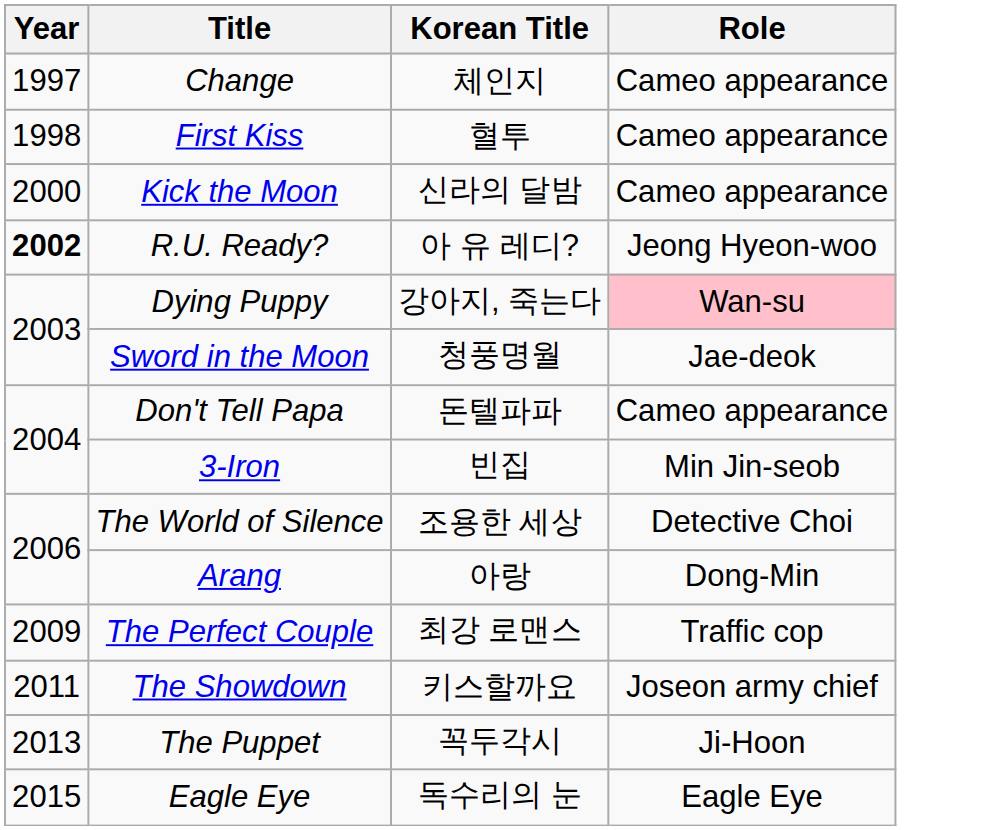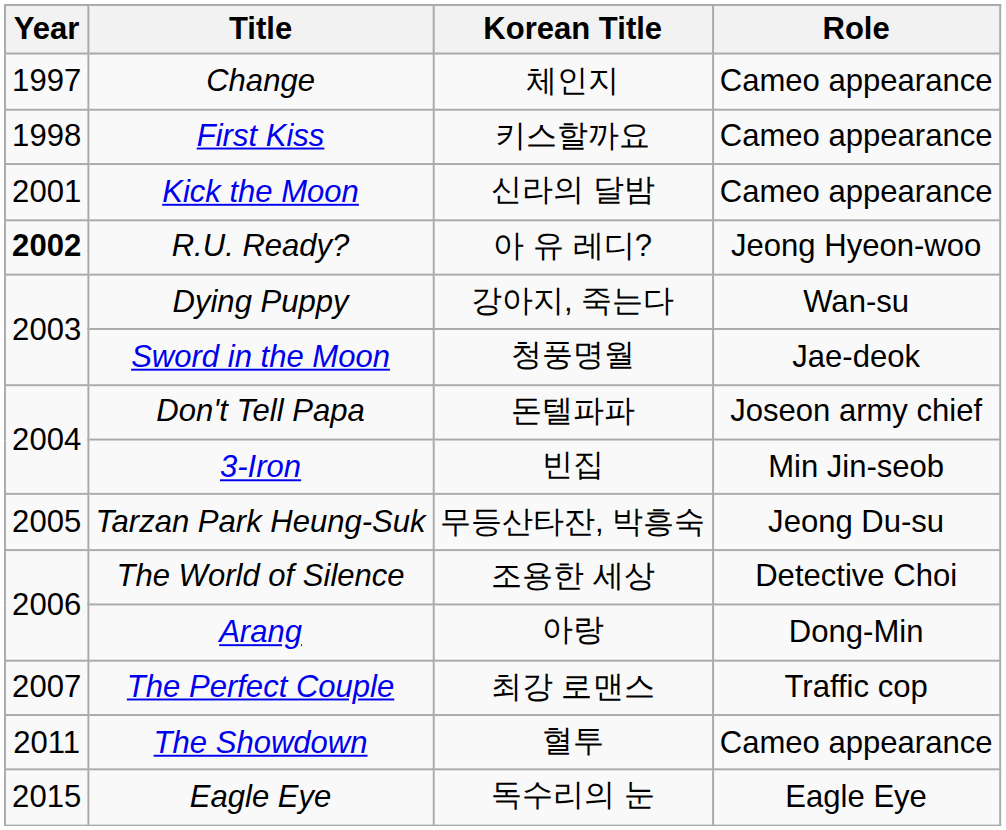(500, 135) 혈투 -> (573, 135) 키스할까요
(47, 191) 2000 -> (47, 191) 2001
(752, 301) pink background -> (856, 301) no background
(752, 411) Cameo appearance -> (856, 411) Joseon army chief
+ row: (261, 521)
(47, 631) 2009 -> (47, 686) 2007
(500, 685) 키스할까요 -> (573, 740) 혈투
(752, 686) Joseon army chief -> (856, 741) Cameo appearance
- row: (240, 741)
